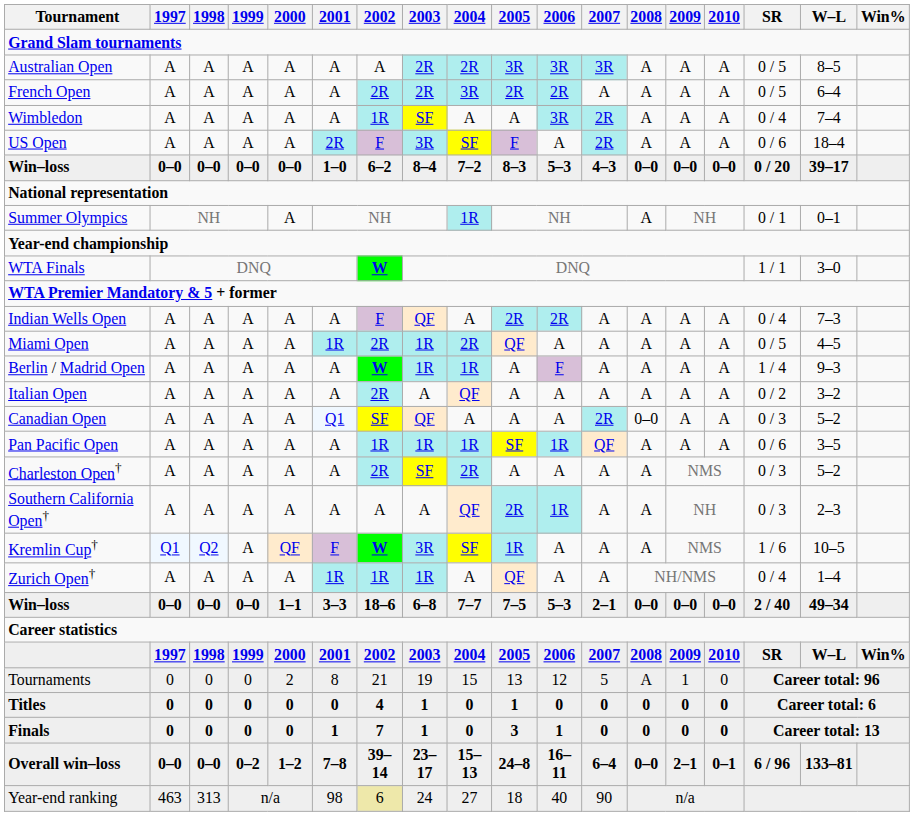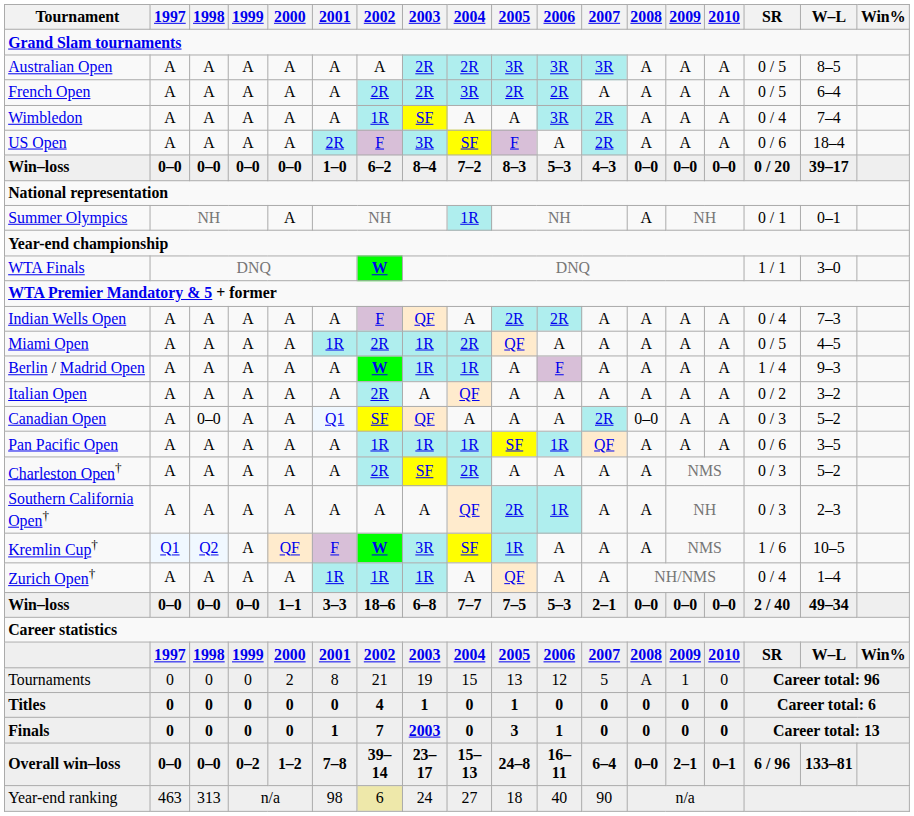(209, 419) A -> (209, 419) 0–0
(425, 730) 1 -> (425, 730) 2003
